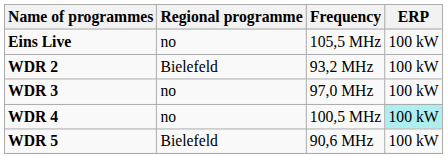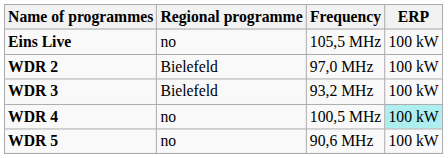(342, 66) 93,2 MHz -> (342, 66) 97,0 MHz
(168, 91) no -> (189, 91) Bielefeld
(342, 91) 97,0 MHz -> (342, 91) 93,2 MHz
(189, 141) Bielefeld -> (168, 141) no
